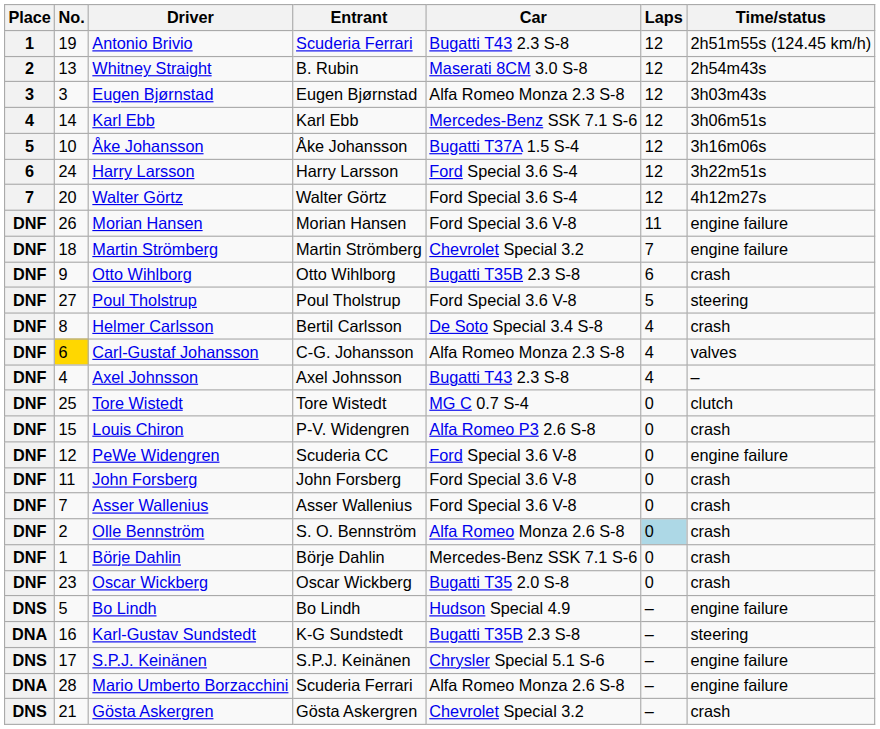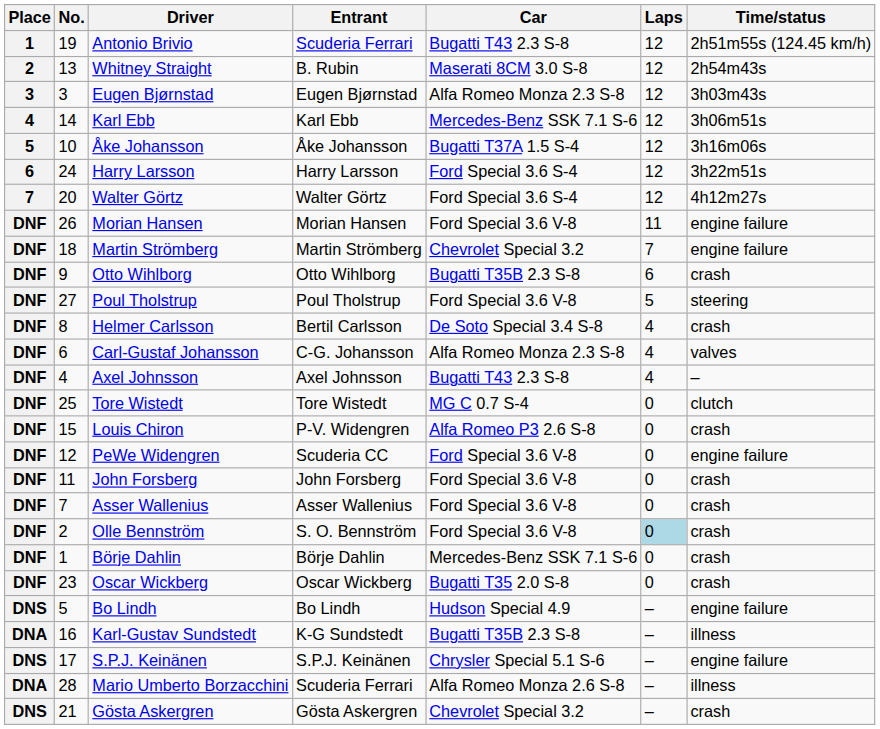(63, 352) gold background -> (63, 352) no background
(527, 532) Alfa Romeo Monza 2.6 S-8 -> (503, 532) Ford Special 3.6 V-8
(719, 635) steering -> (713, 635) illness
(739, 686) engine failure -> (713, 686) illness
